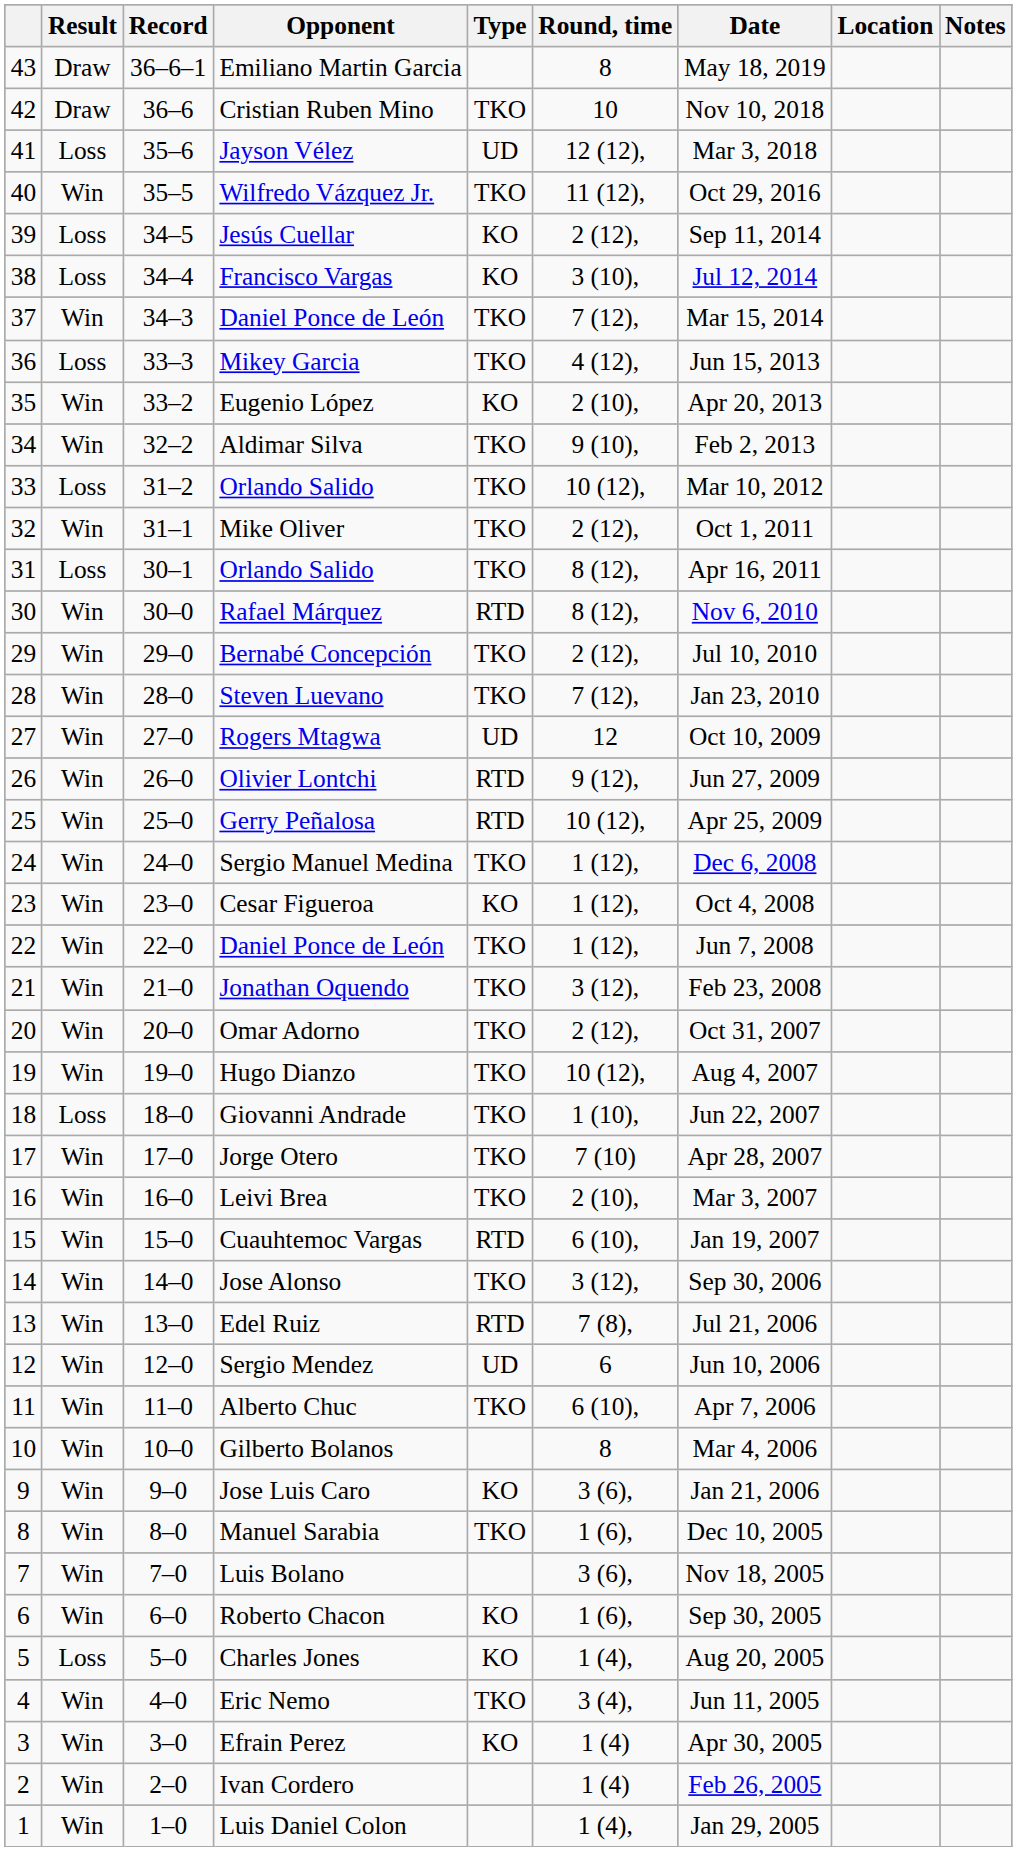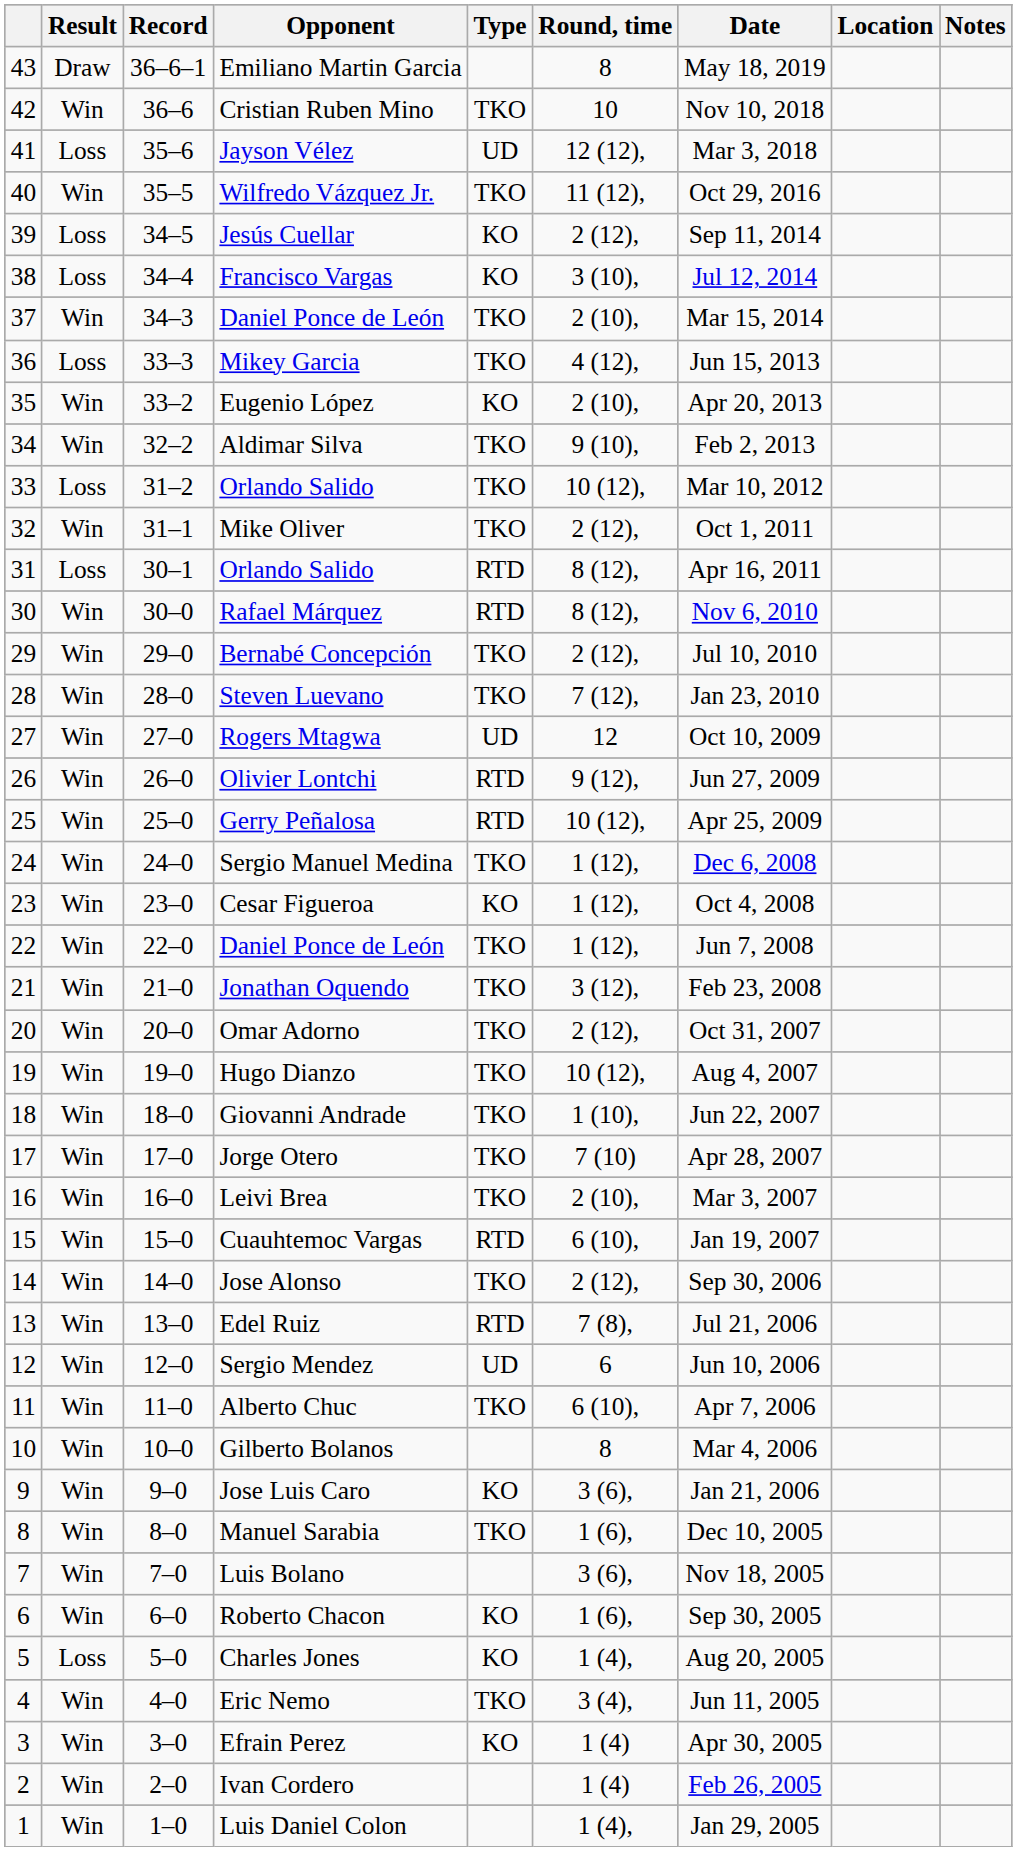(82, 109) Draw -> (82, 109) Win
(605, 318) 7 (12), -> (605, 318) 2 (10),
(500, 569) TKO -> (500, 569) RTD
(82, 1113) Loss -> (82, 1113) Win
(605, 1281) 3 (12), -> (605, 1281) 2 (12),
